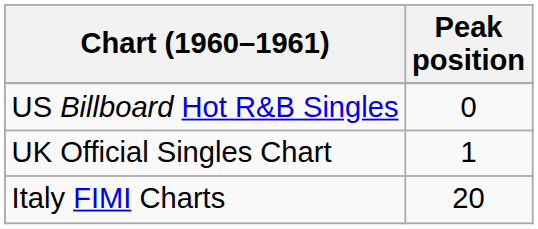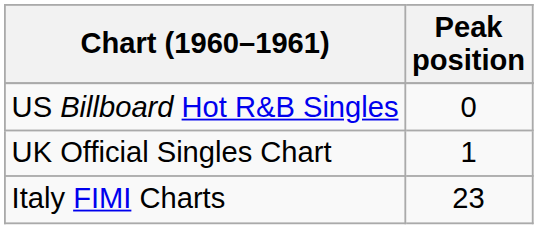(469, 198) 20 -> (469, 198) 23
